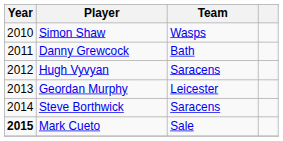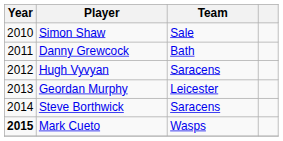(188, 32) Wasps -> (182, 32) Sale
(182, 126) Sale -> (188, 126) Wasps
